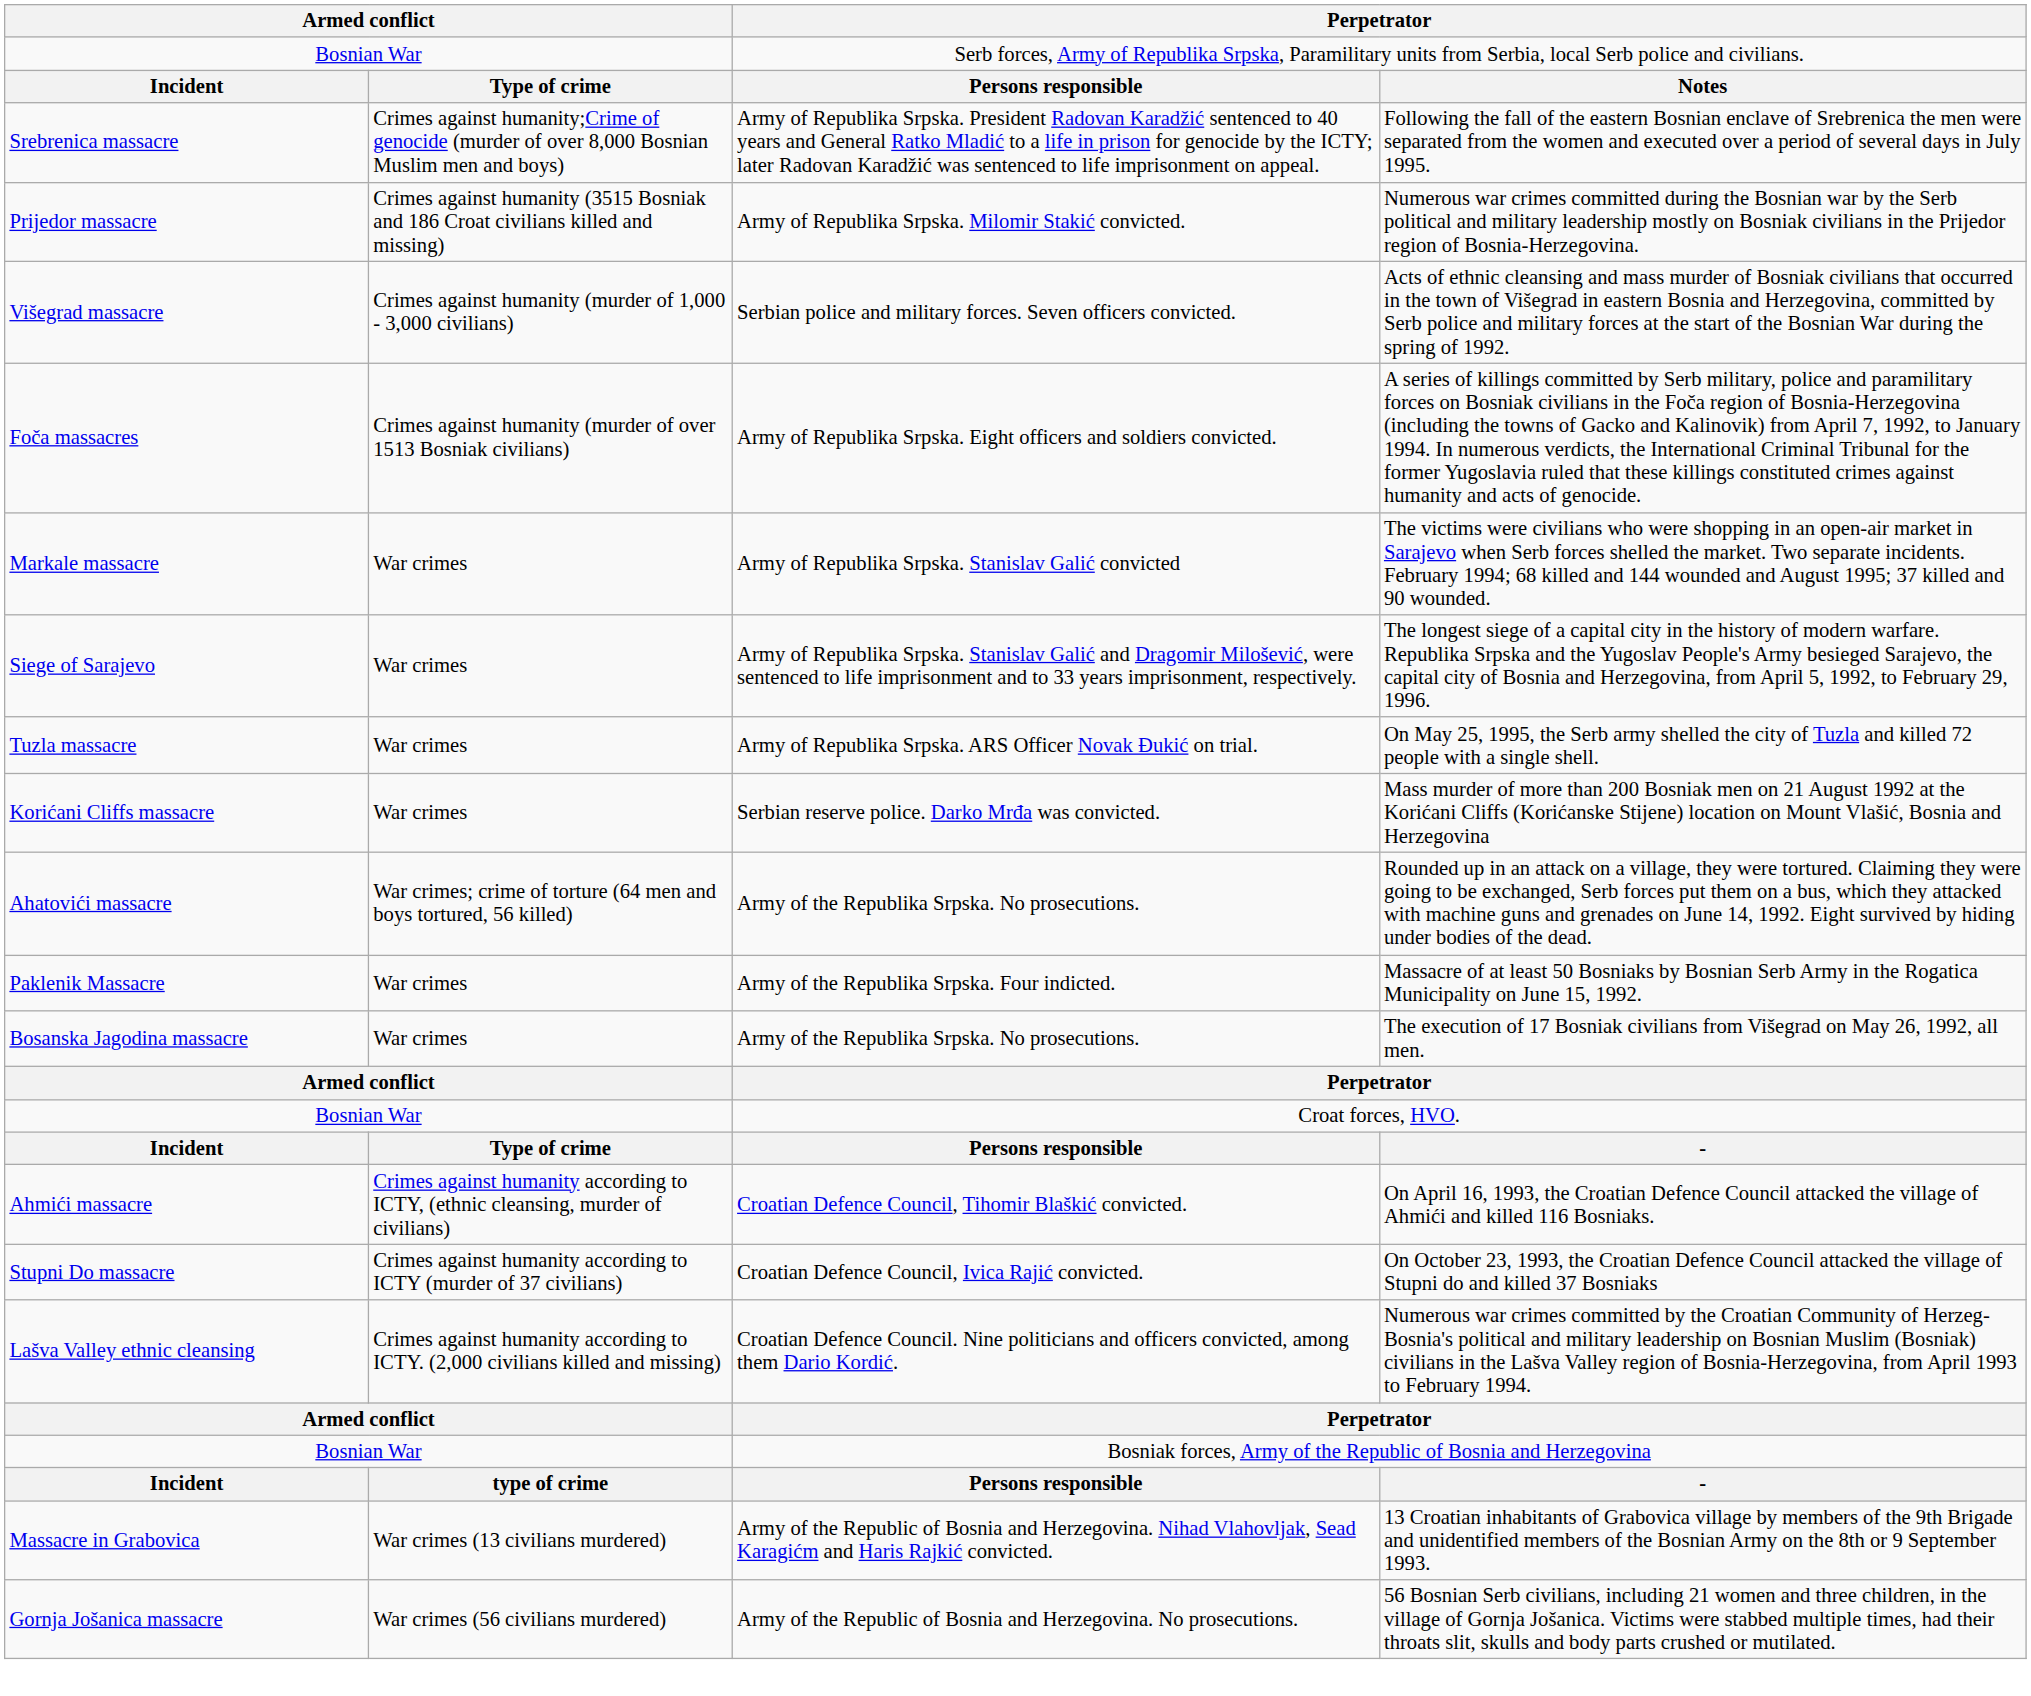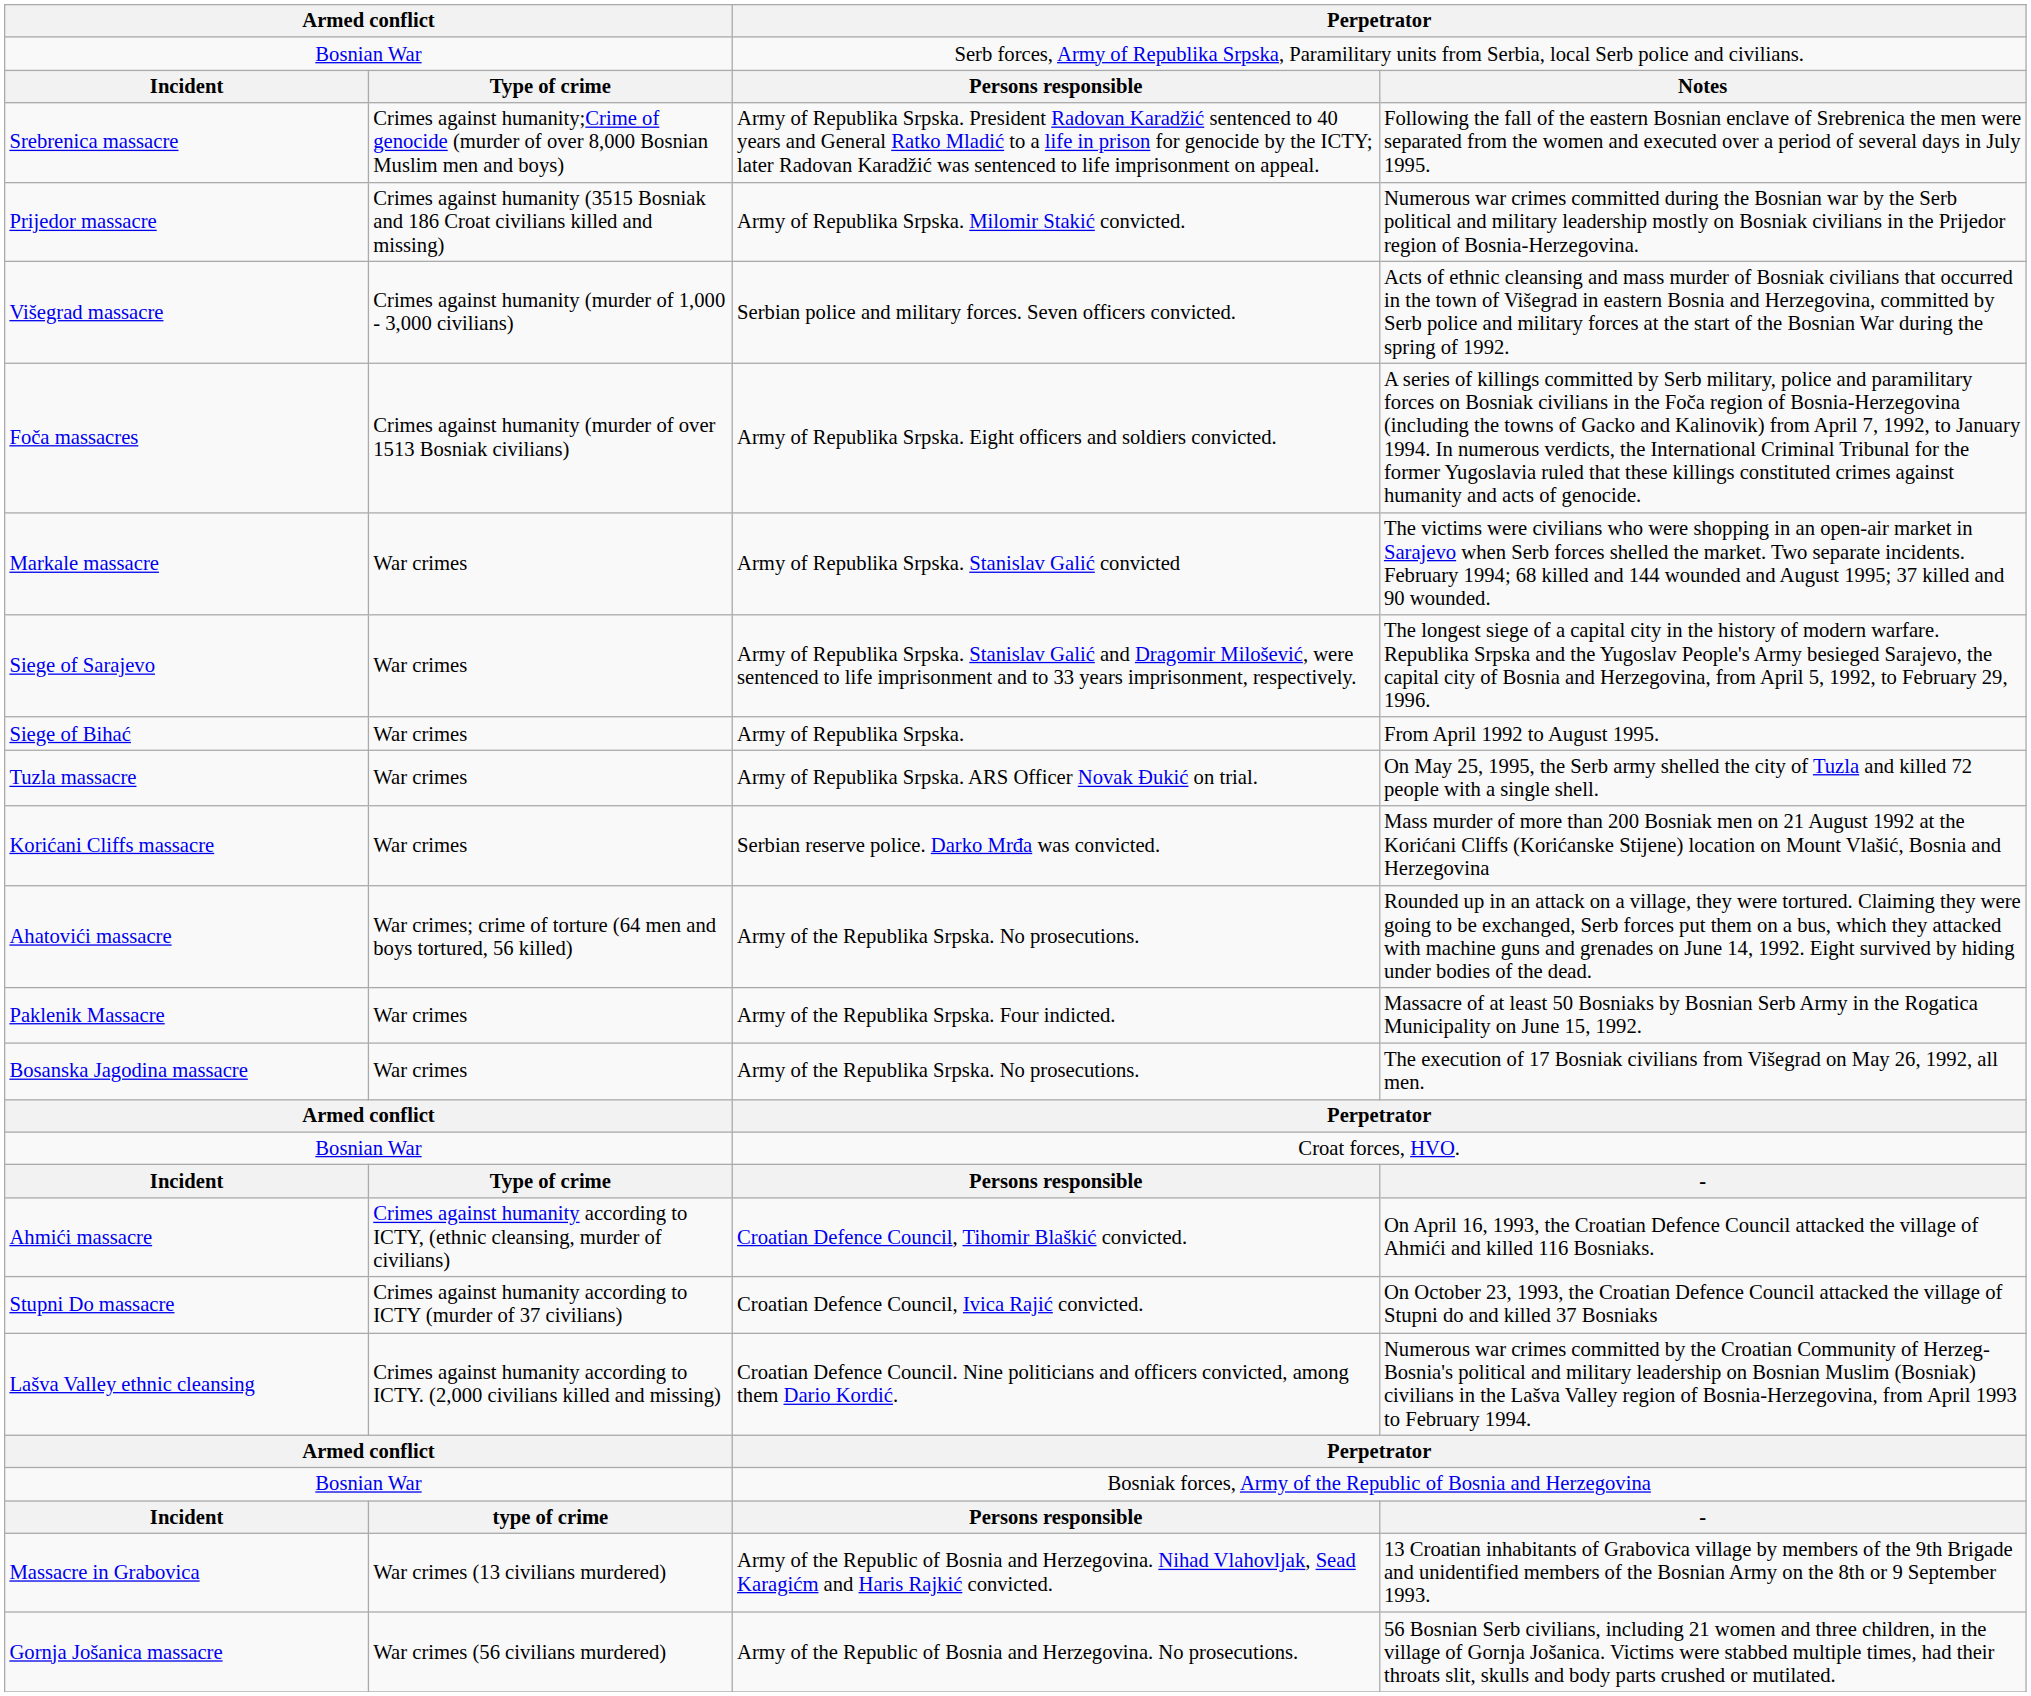+ row: (1522, 733)
